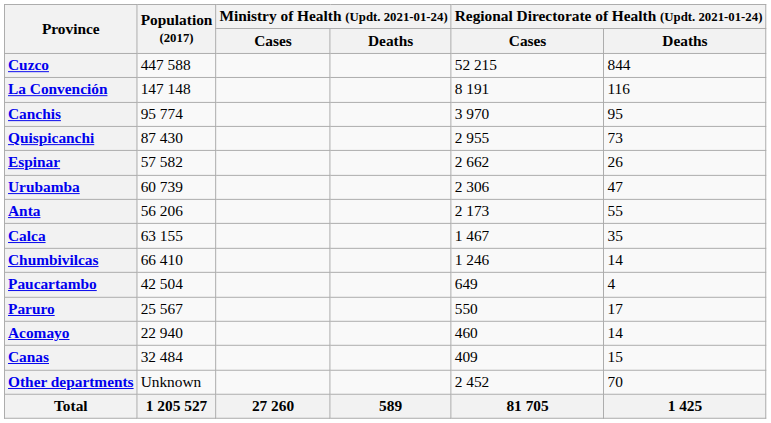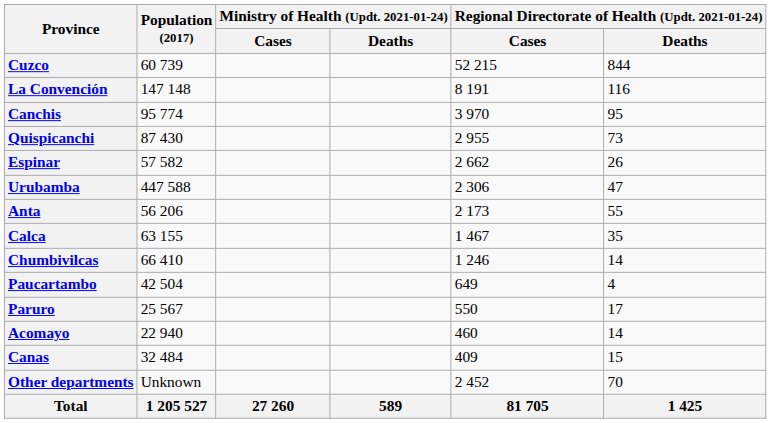(166, 65) 447 588 -> (162, 65) 60 739
(162, 187) 60 739 -> (166, 187) 447 588
